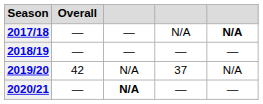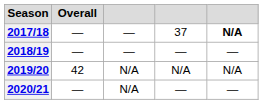(181, 32) N/A -> (181, 32) 37
(181, 70) 37 -> (181, 70) N/A
(129, 89) bold -> (129, 89) normal
